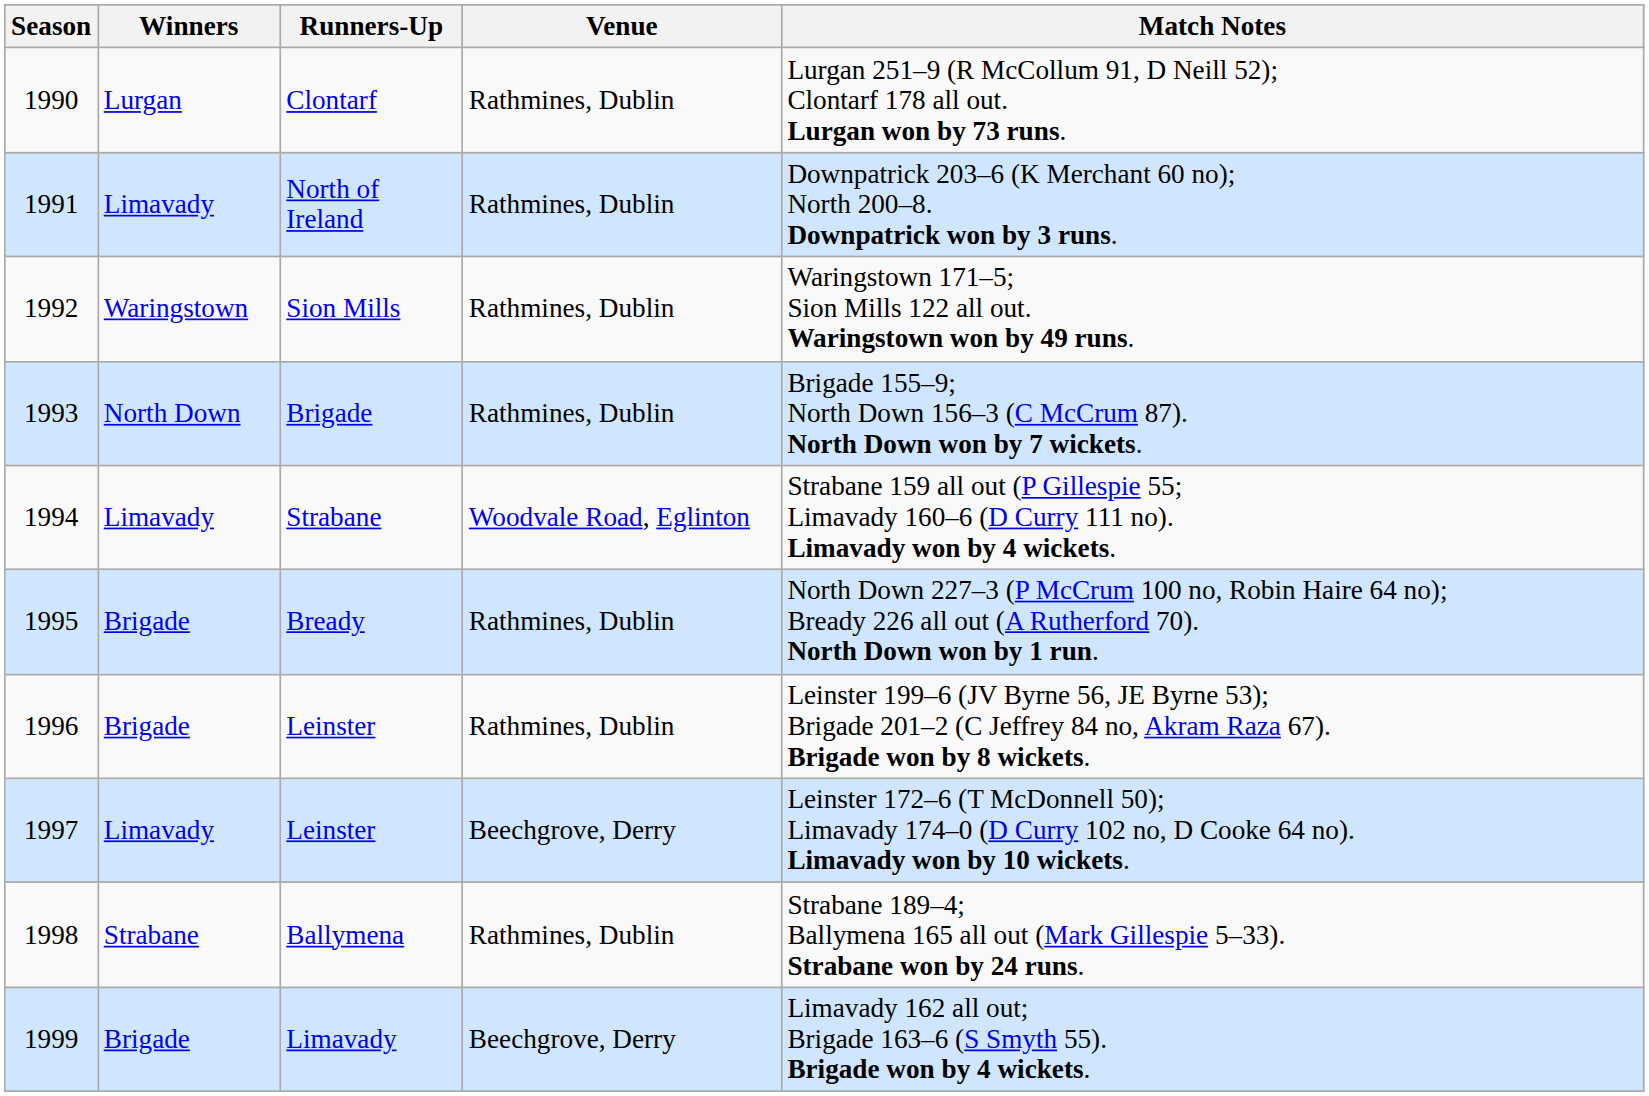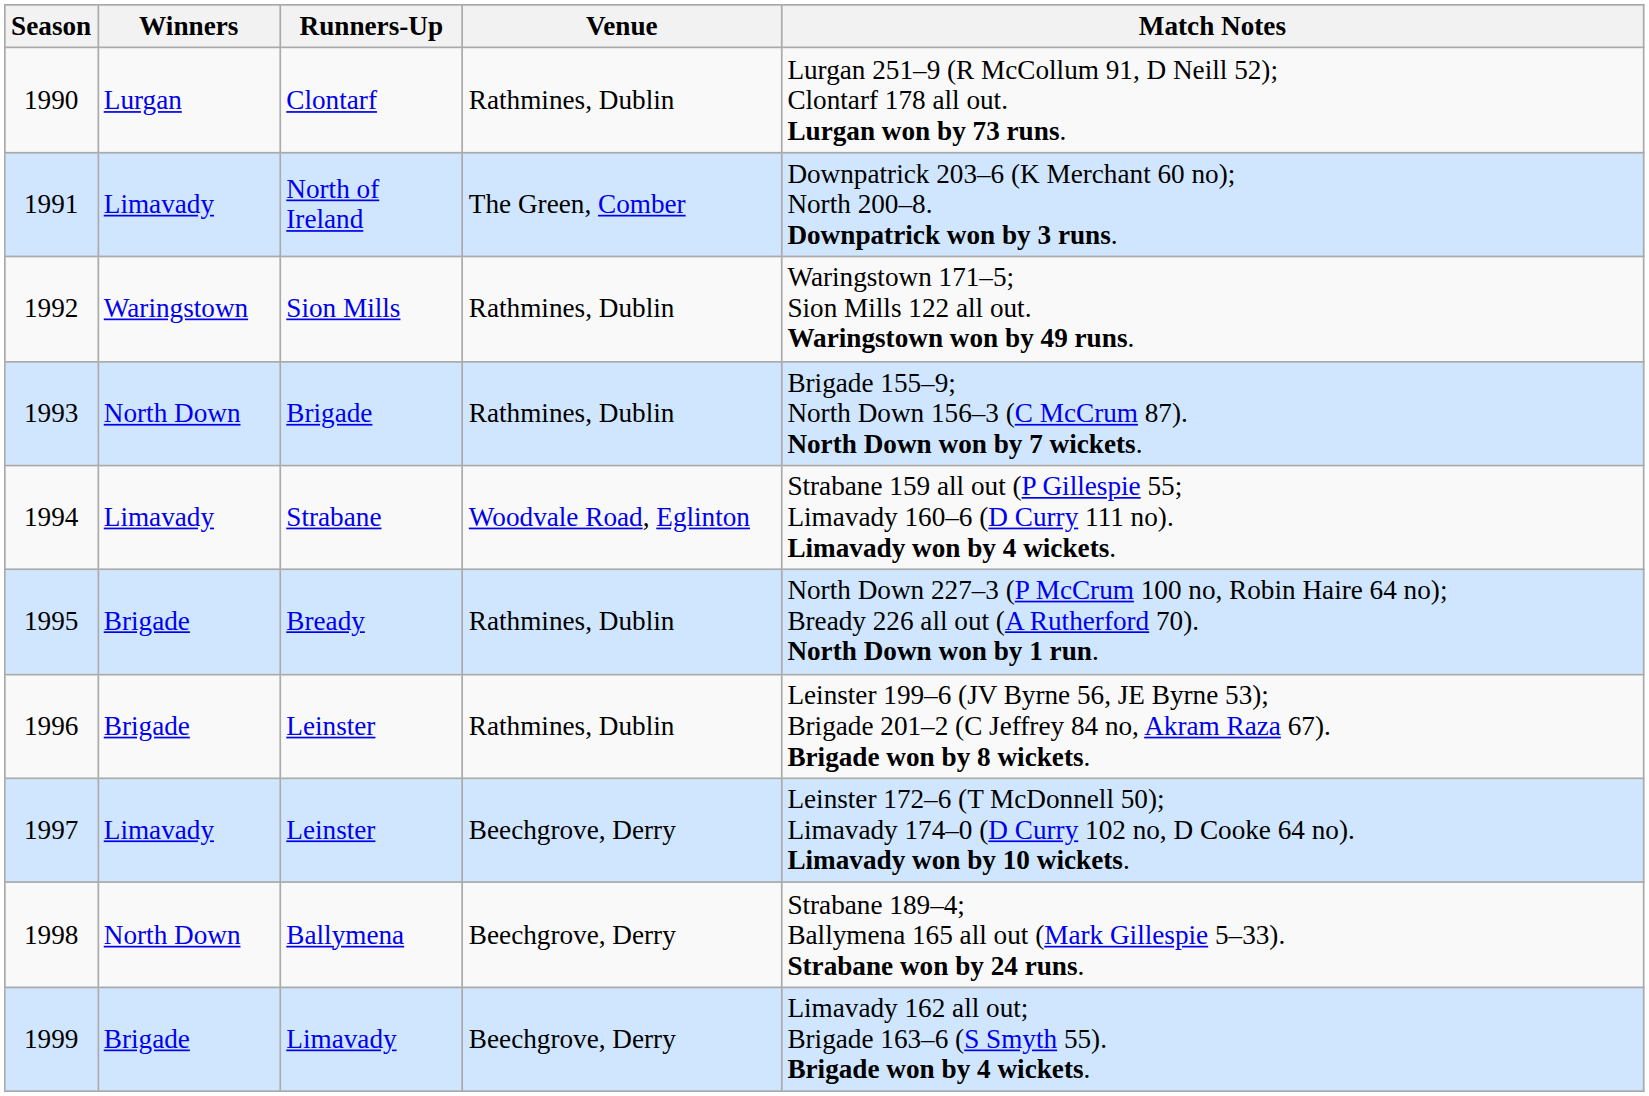(572, 204) Rathmines, Dublin -> (577, 204) The Green, Comber
(151, 934) Strabane -> (172, 934) North Down
(572, 934) Rathmines, Dublin -> (572, 934) Beechgrove, Derry
